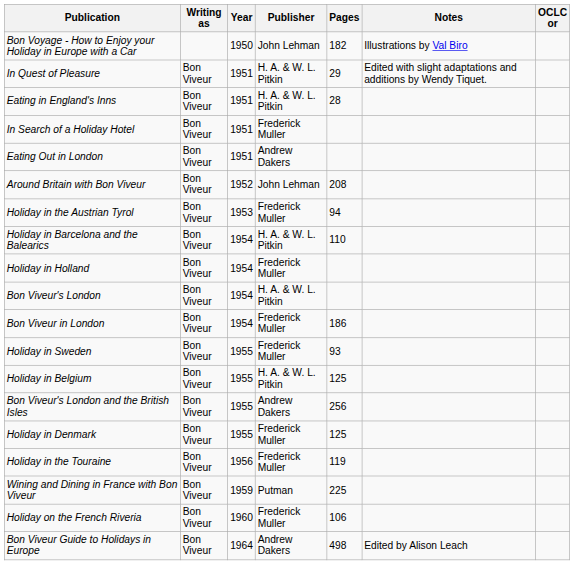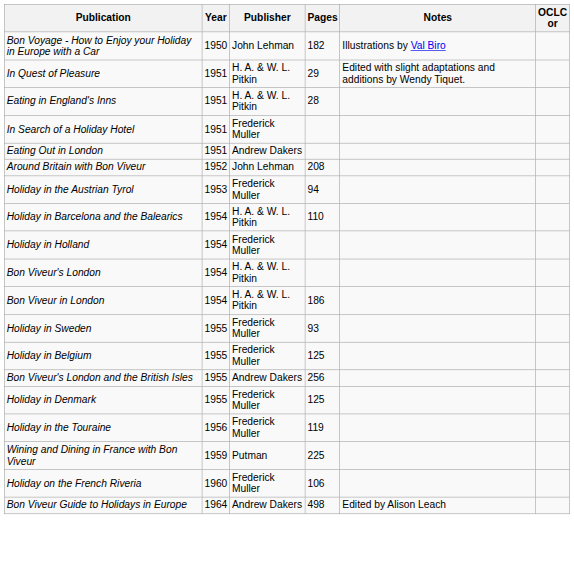- column: (204, 18)
(279, 323) Frederick Muller -> (261, 300) H. A. & W. L. Pitkin
(287, 379) H. A. & W. L. Pitkin -> (253, 356) Frederick Muller
